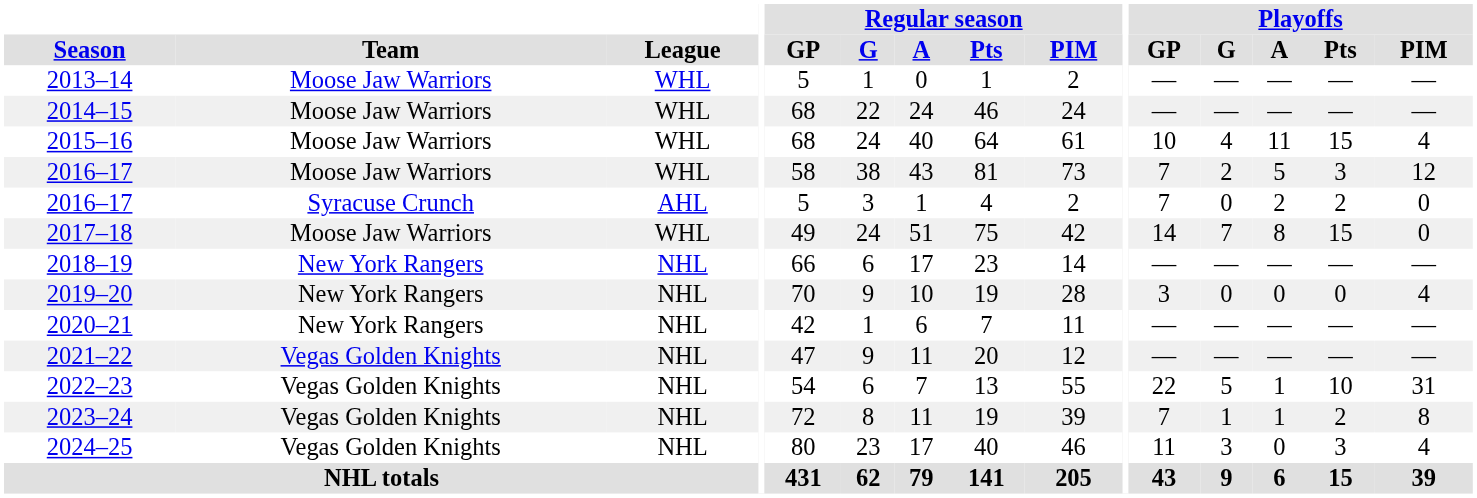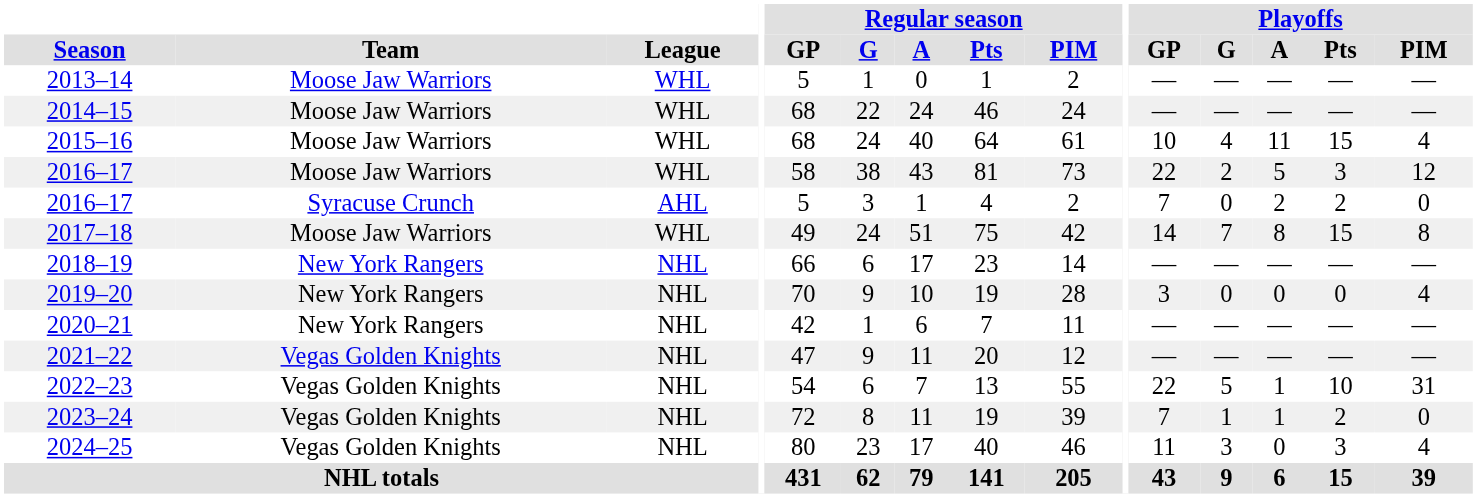(1164, 172) 7 -> (1164, 172) 22
(1424, 233) 0 -> (1424, 233) 8
(1424, 416) 8 -> (1424, 416) 0
